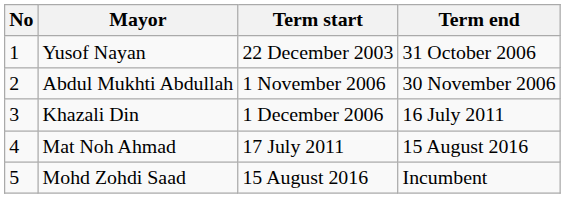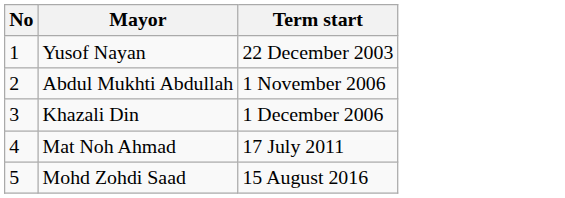- column: (479, 20)
